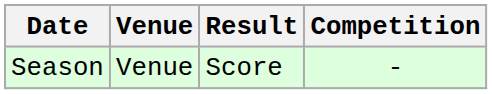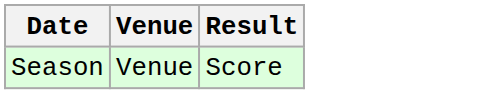- column: (395, 26)
